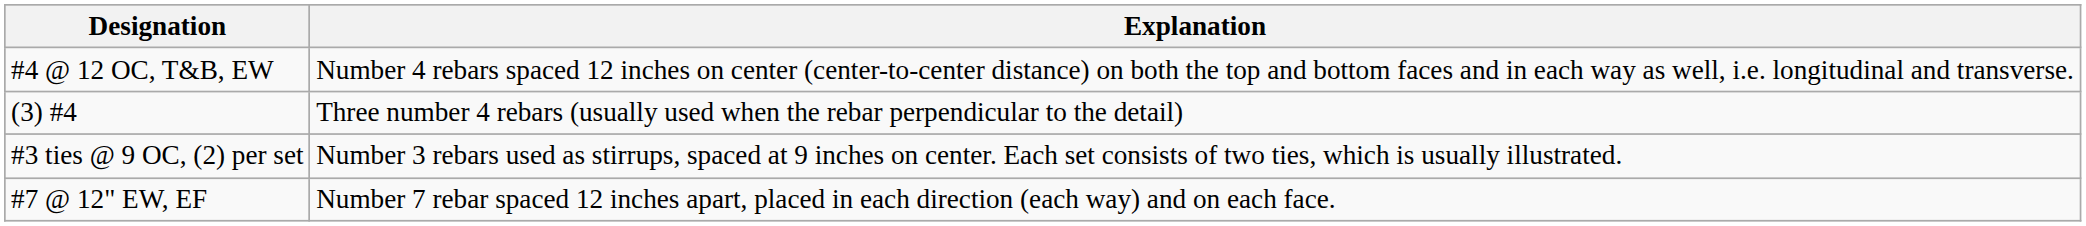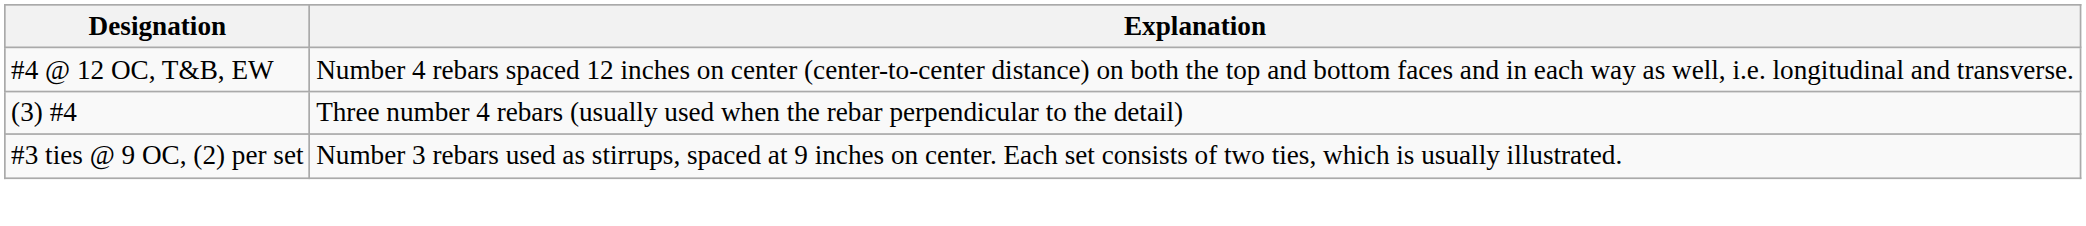- row: (109, 198)
